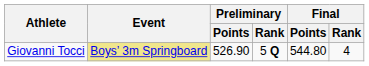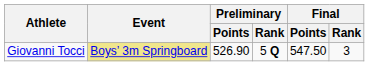(308, 52) 544.80 -> (308, 52) 547.50
(347, 52) 4 -> (347, 52) 3
